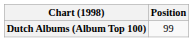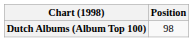(168, 28) 99 -> (168, 28) 98
